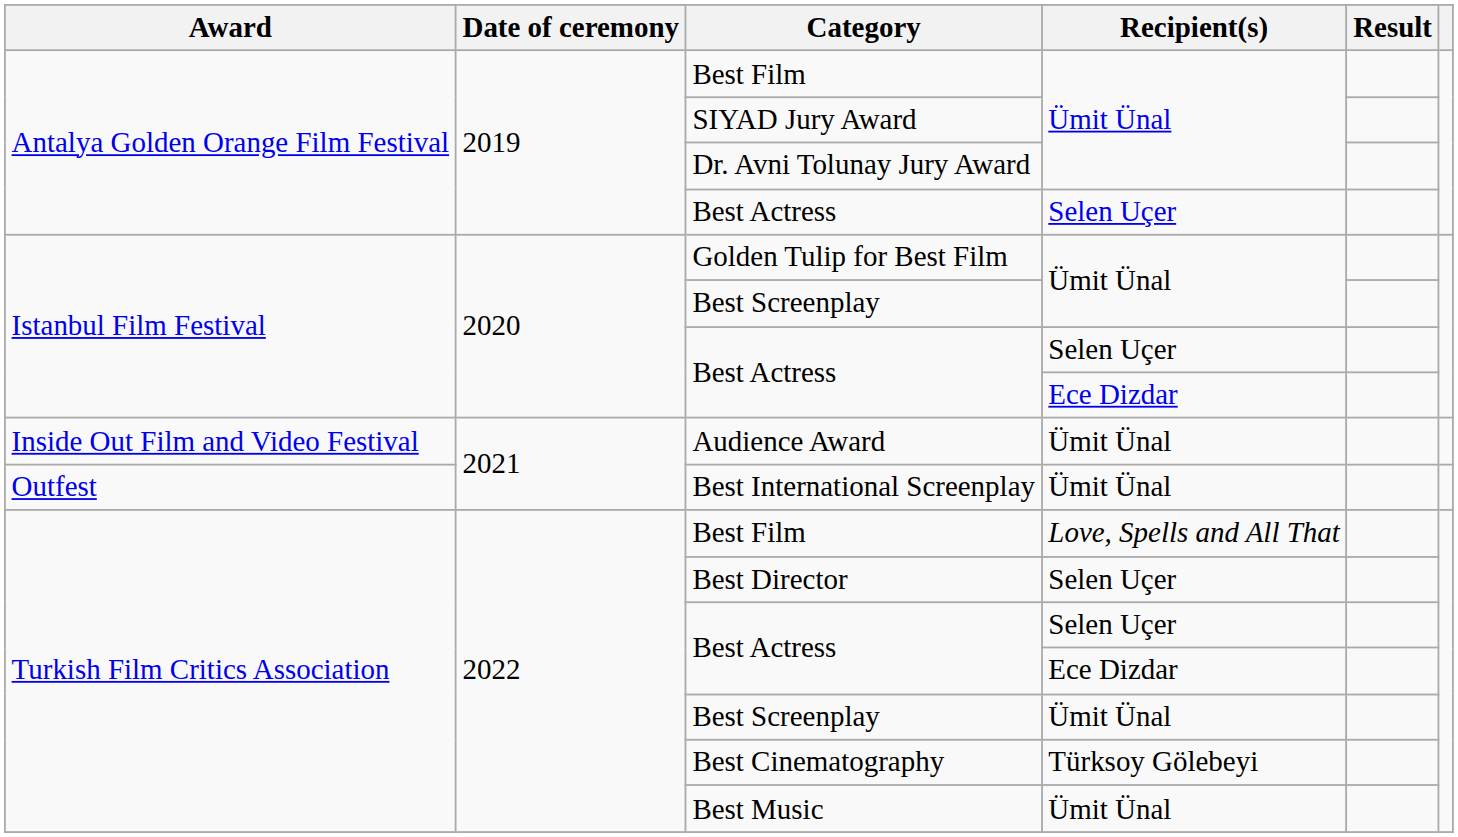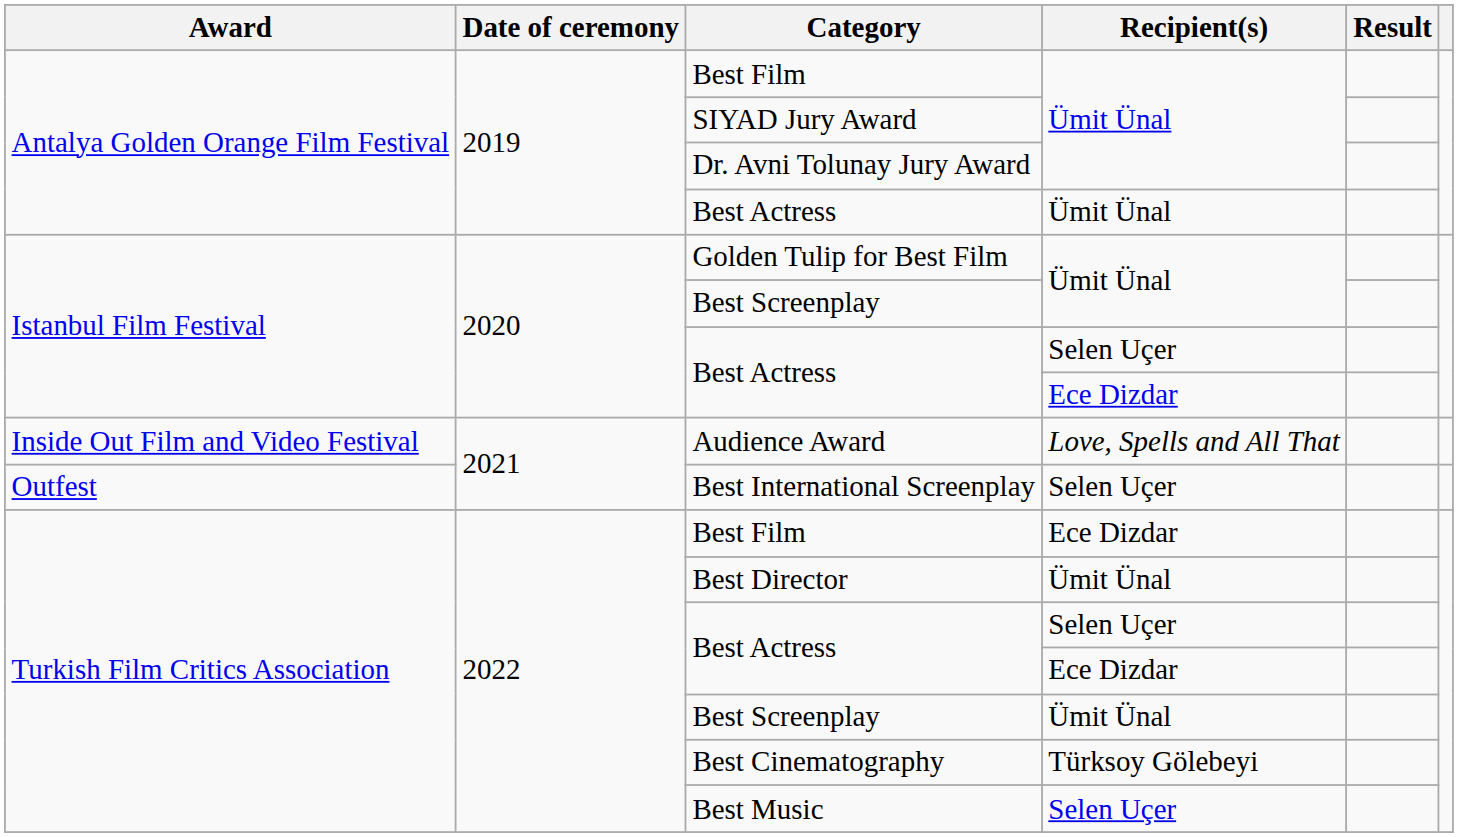(1112, 211) Selen Uçer -> (1110, 211) Ümit Ünal
(1110, 440) Ümit Ünal -> (1194, 440) Love, Spells and All That
(1110, 486) Ümit Ünal -> (1112, 486) Selen Uçer
(1194, 532) Love, Spells and All That -> (1113, 532) Ece Dizdar
(1112, 578) Selen Uçer -> (1110, 578) Ümit Ünal
(1110, 808) Ümit Ünal -> (1112, 808) Selen Uçer
